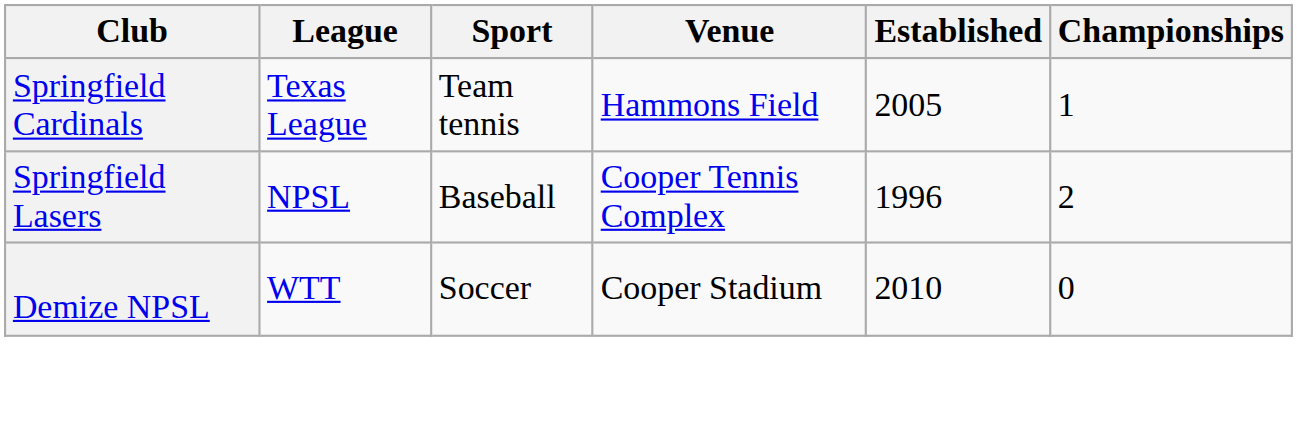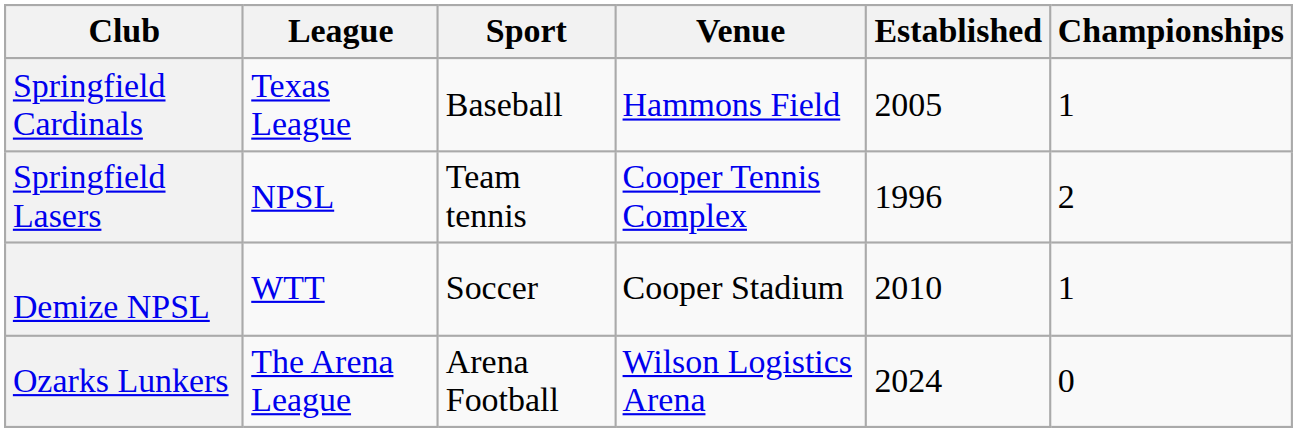(479, 104) Team tennis -> (504, 104) Baseball
(497, 196) Baseball -> (486, 196) Team tennis
(1066, 288) 0 -> (1066, 288) 1
+ row: (121, 380)
